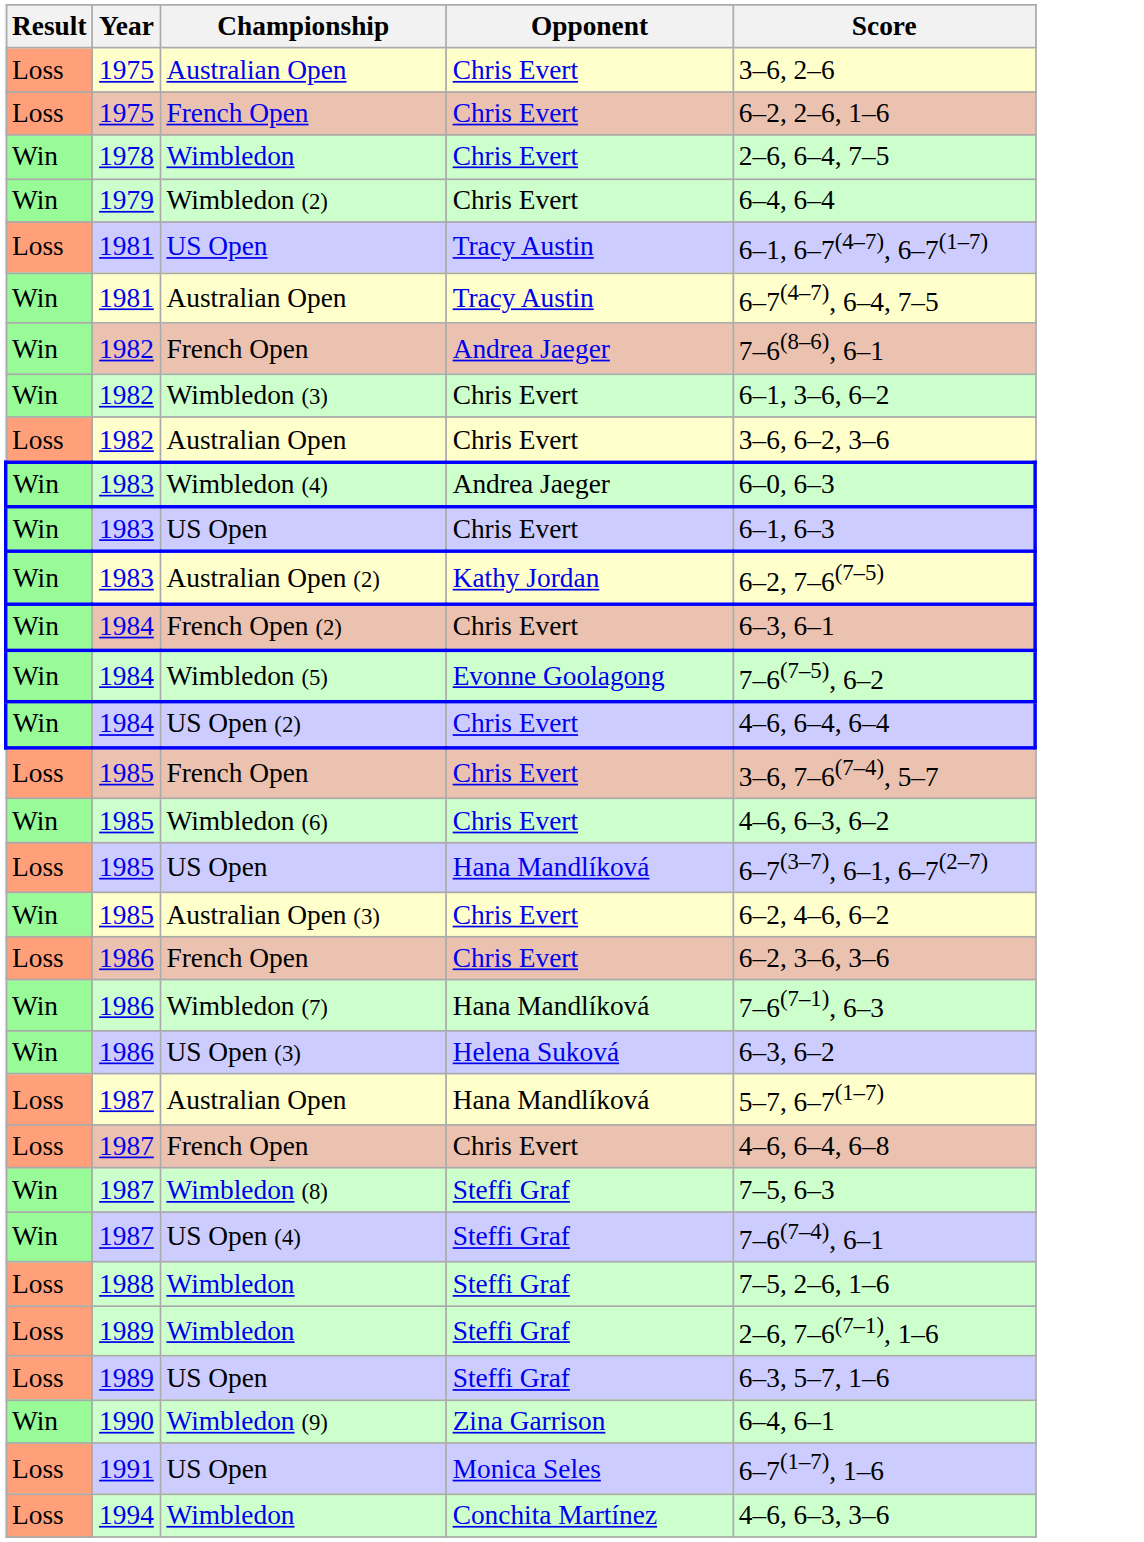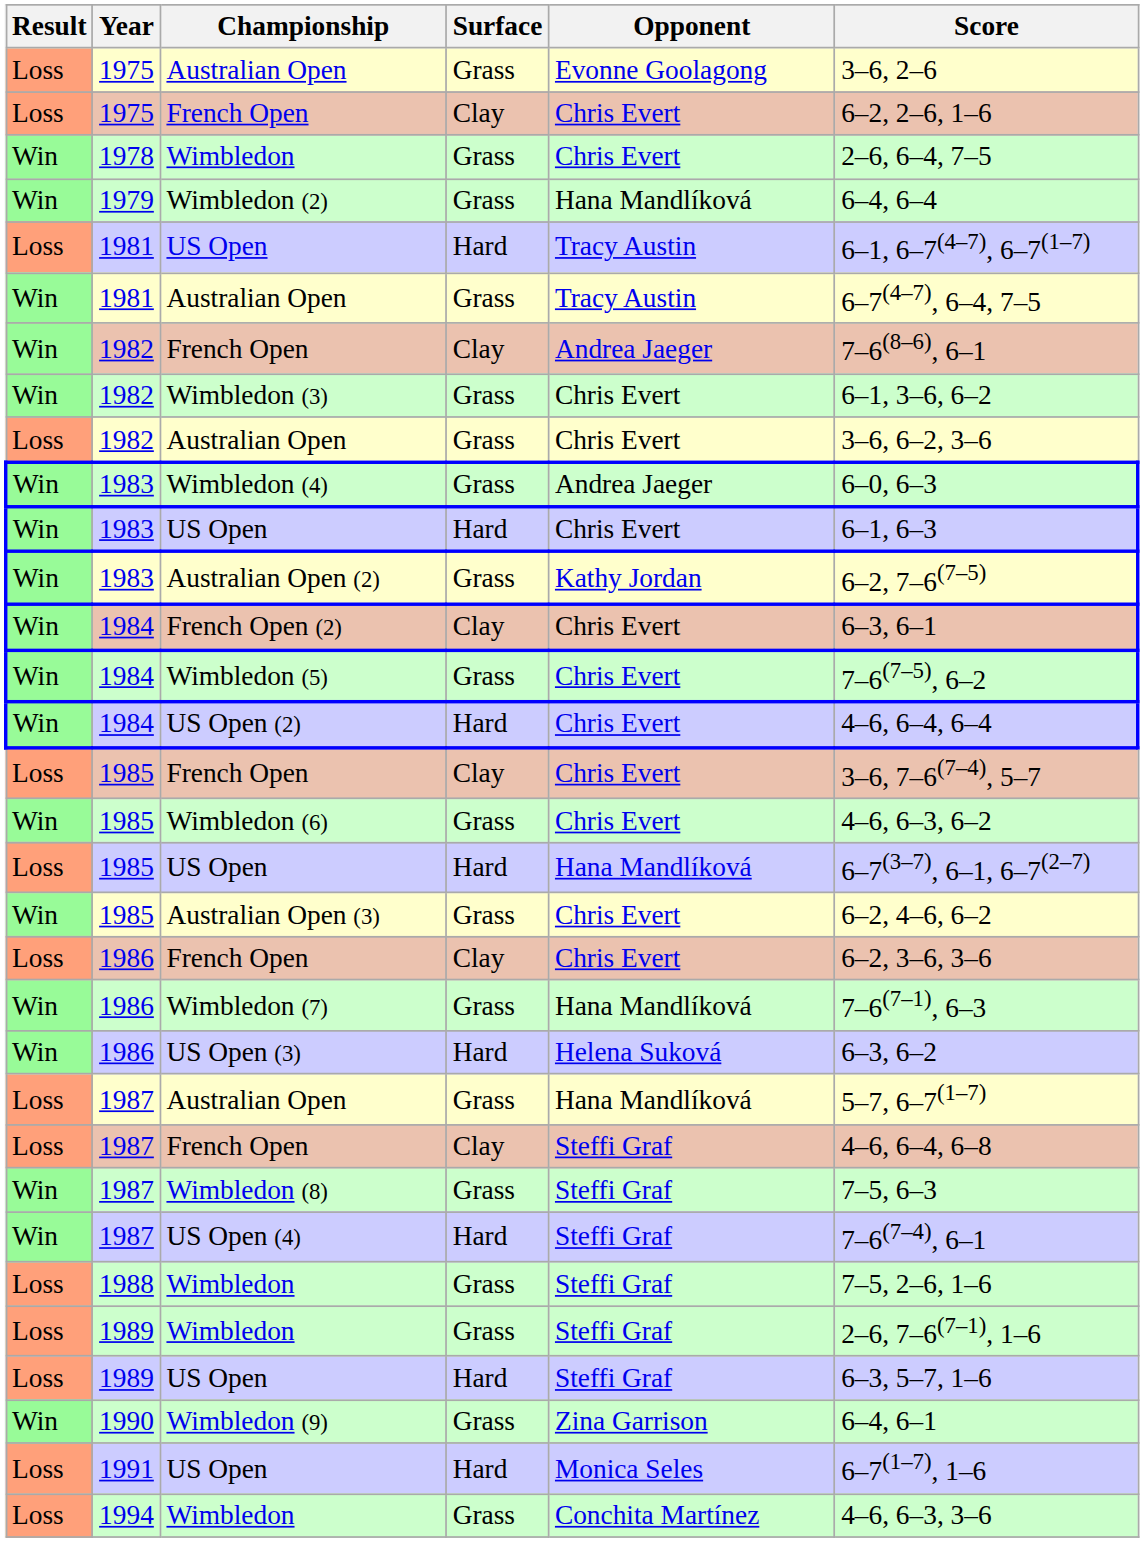+ column: (497, 26)
(515, 69) Chris Evert -> (661, 69) Evonne Goolagong
(515, 199) Chris Evert -> (653, 199) Hana Mandlíková
(559, 675) Evonne Goolagong -> (618, 675) Chris Evert
(515, 1146) Chris Evert -> (614, 1146) Steffi Graf
